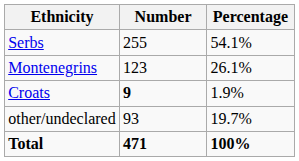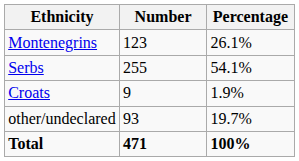rows swapped: (26, 42) <-> (53, 67)
(127, 93) bold -> (127, 93) normal
